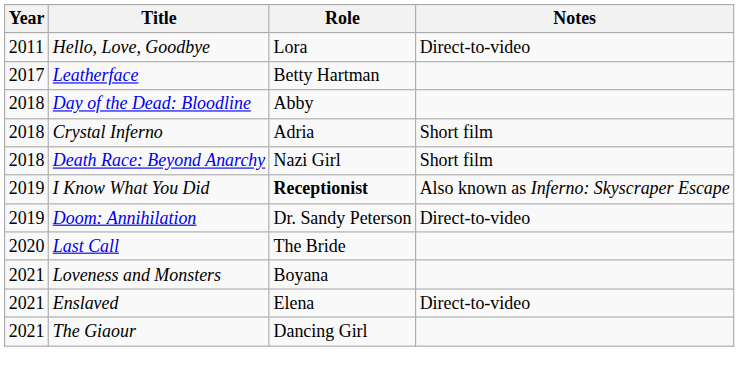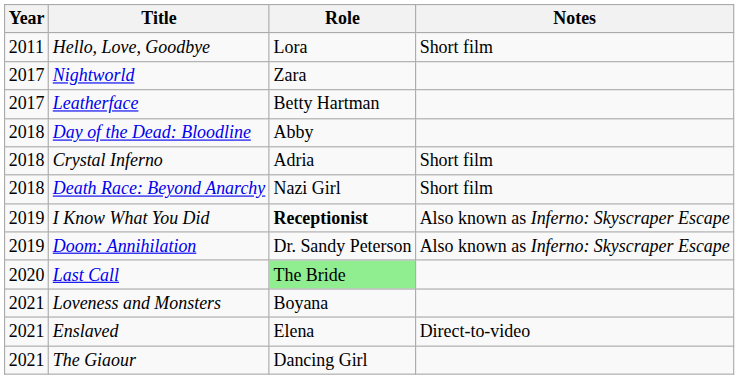(475, 47) Direct-to-video -> (456, 47) Short film
+ row: (94, 75)
(475, 217) Direct-to-video -> (575, 246) Also known as Inferno: Skyscraper Escape
(310, 246) no background -> (310, 274) lightgreen background
